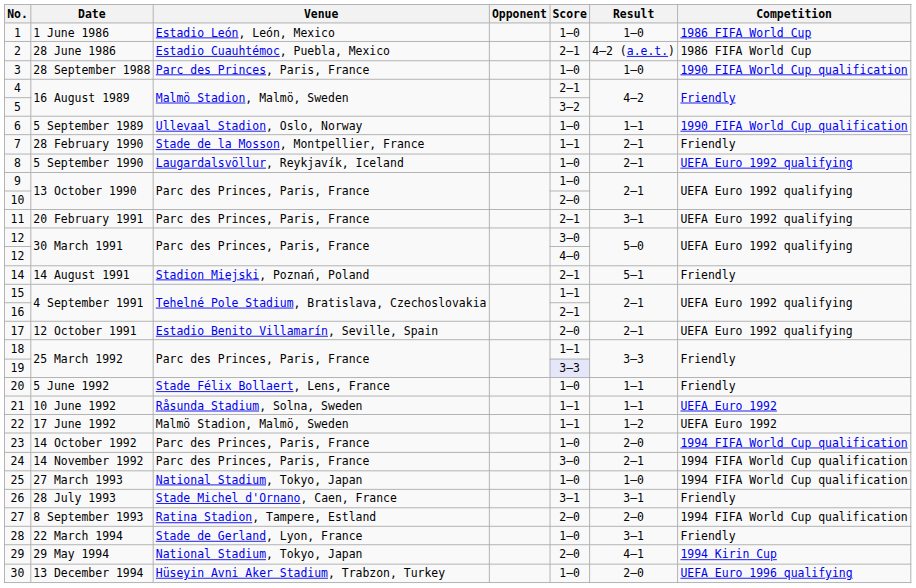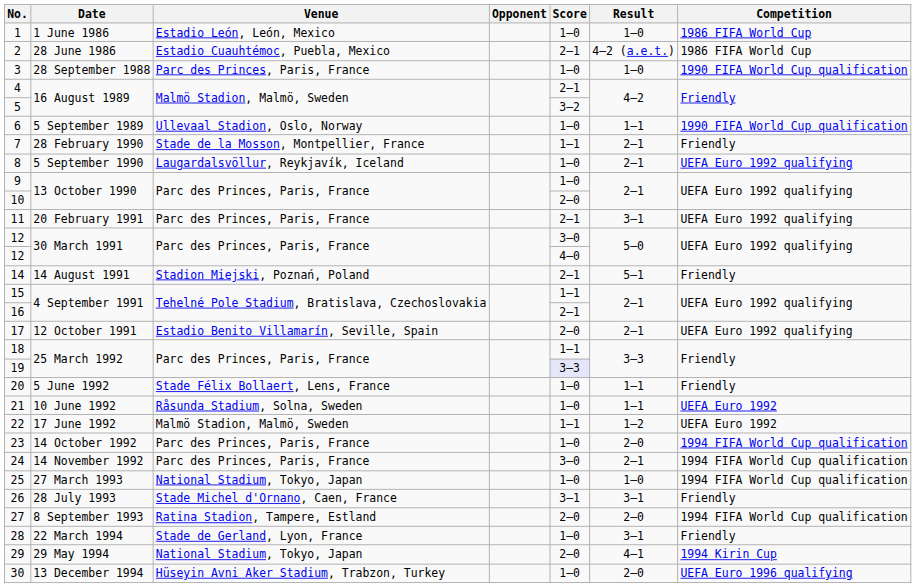(570, 405) 1–1 -> (570, 405) 1–0
